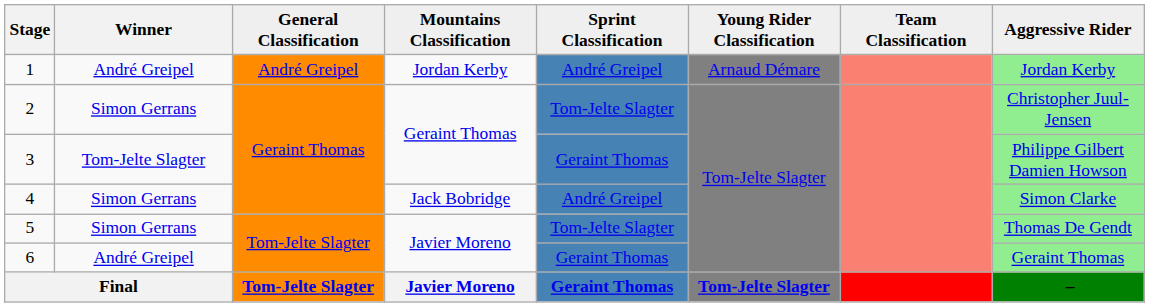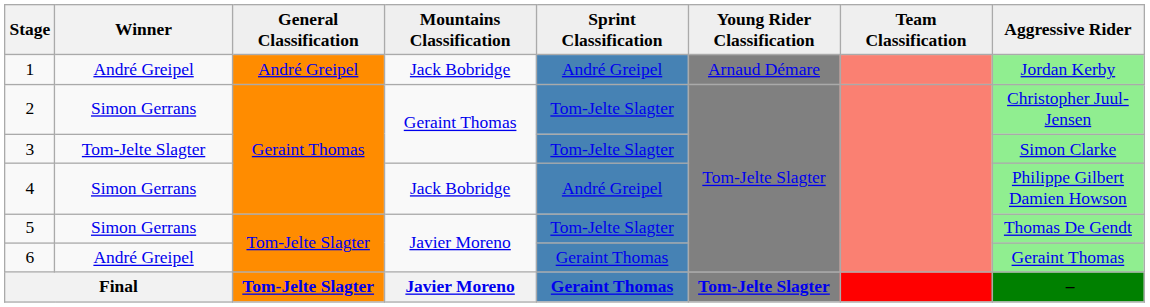(460, 69) Jordan Kerby -> (460, 69) Jack Bobridge
(612, 159) Geraint Thomas -> (612, 149) Tom-Jelte Slagter
(1068, 159) Philippe Gilbert Damien Howson -> (1068, 149) Simon Clarke
(1068, 199) Simon Clarke -> (1068, 188) Philippe Gilbert Damien Howson
